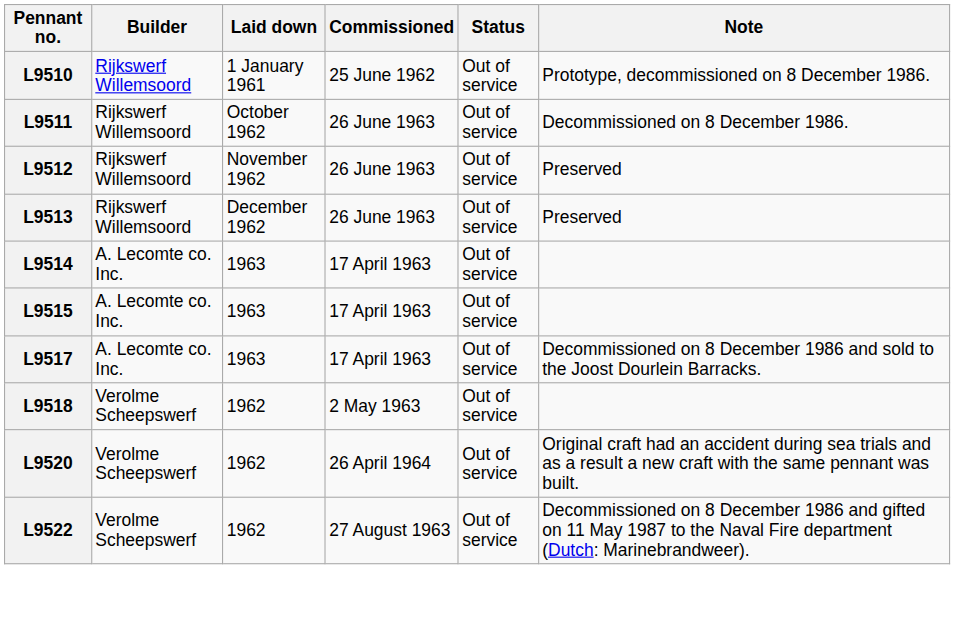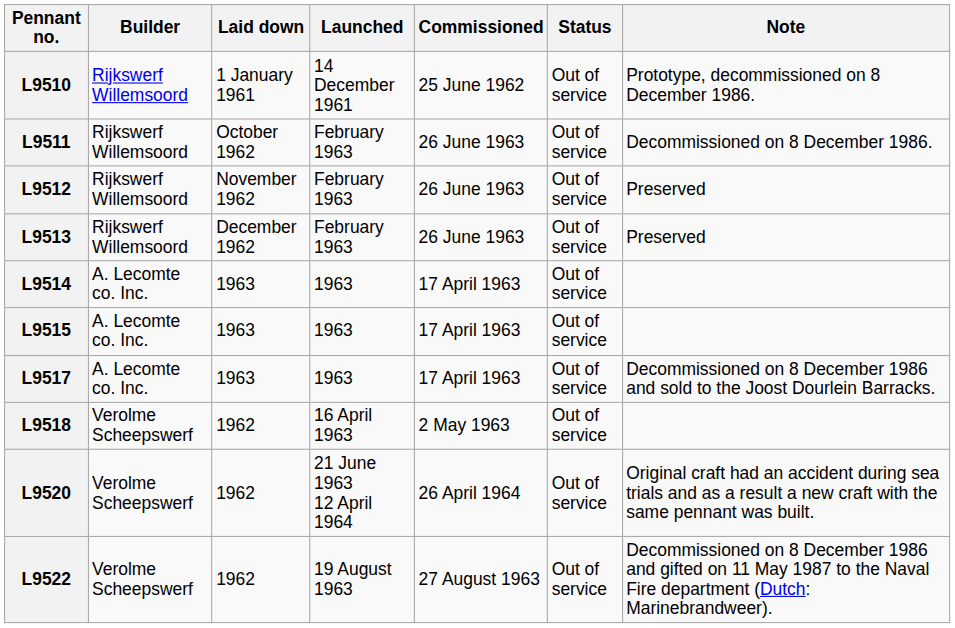+ column: (362, 28)
